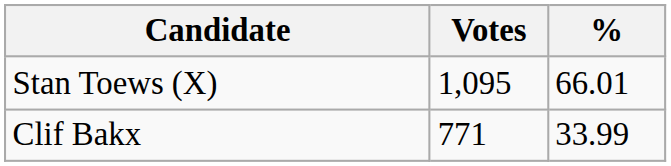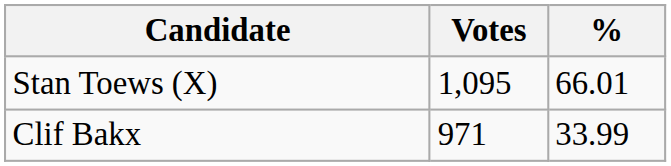(462, 134) 771 -> (462, 134) 971
